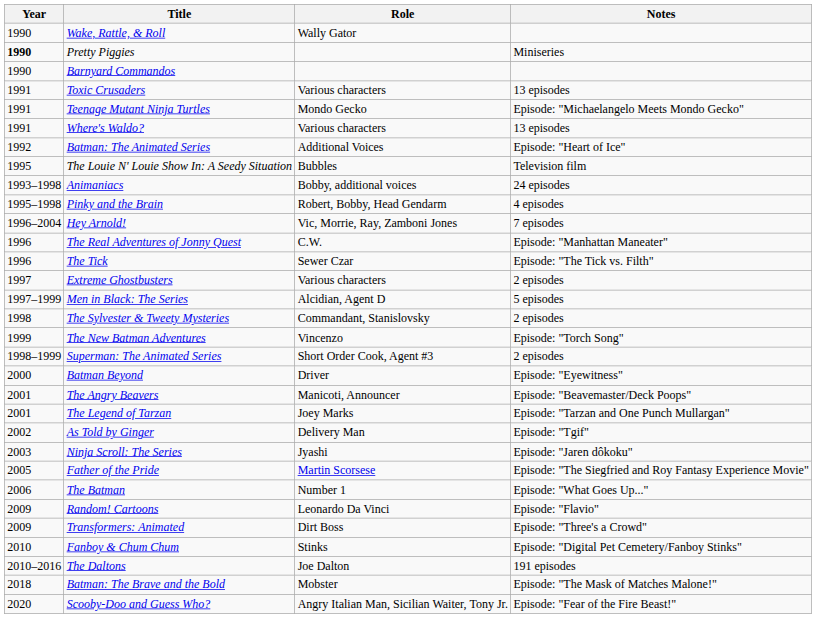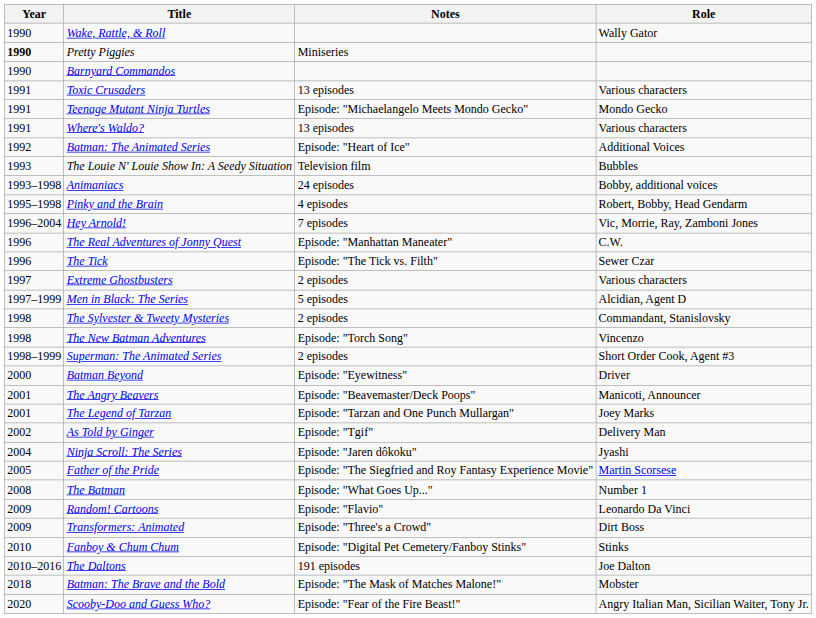columns swapped: (403, 14) <-> (661, 14)
(19, 166) 1995 -> (19, 166) 1993
(19, 337) 1999 -> (19, 337) 1998
(19, 451) 2003 -> (19, 451) 2004
(19, 489) 2006 -> (19, 489) 2008
